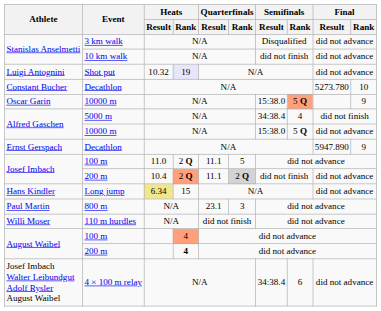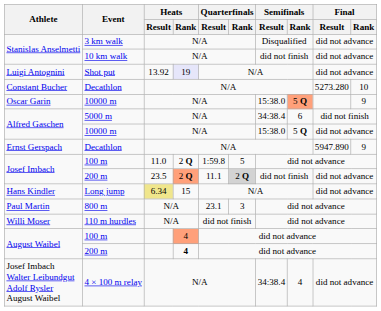(159, 72) 10.32 -> (159, 72) 13.92
(332, 87) 5273.780 -> (332, 87) 5273.280
(300, 117) 4 -> (300, 117) 6
(214, 161) 11.1 -> (214, 161) 1:59.8
(159, 176) 10.4 -> (159, 176) 23.5
(300, 282) 6 -> (300, 282) 4
